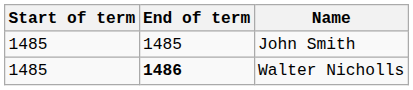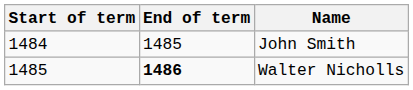(28, 44) 1485 -> (28, 44) 1484
